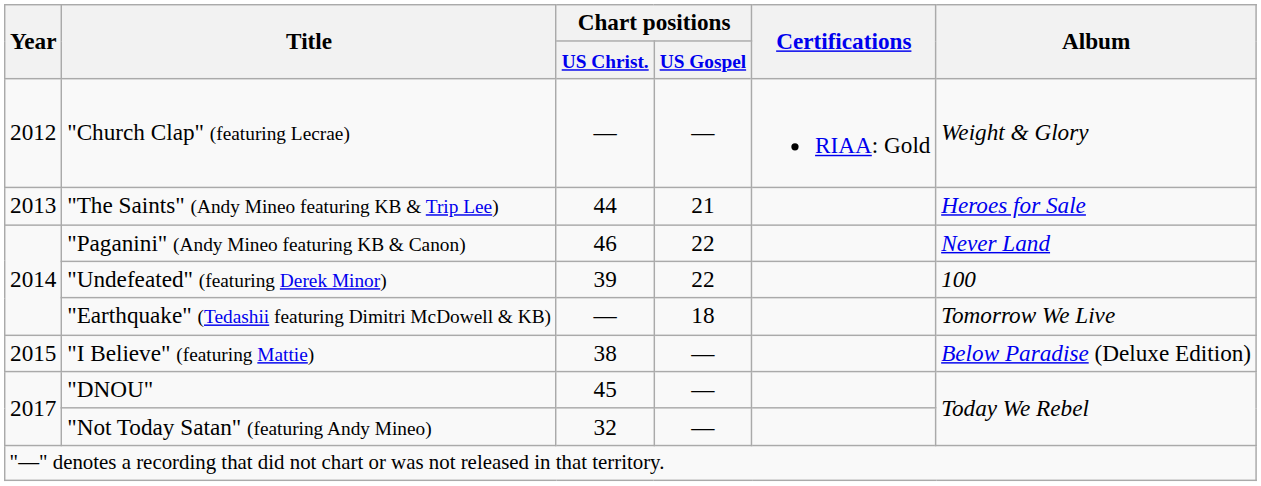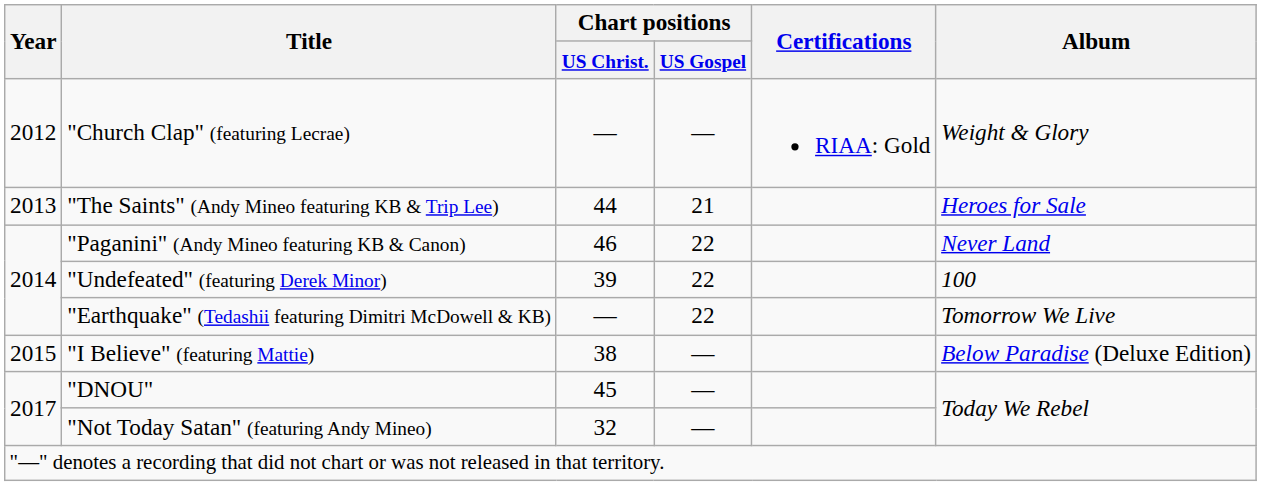(703, 316) 18 -> (703, 316) 22
